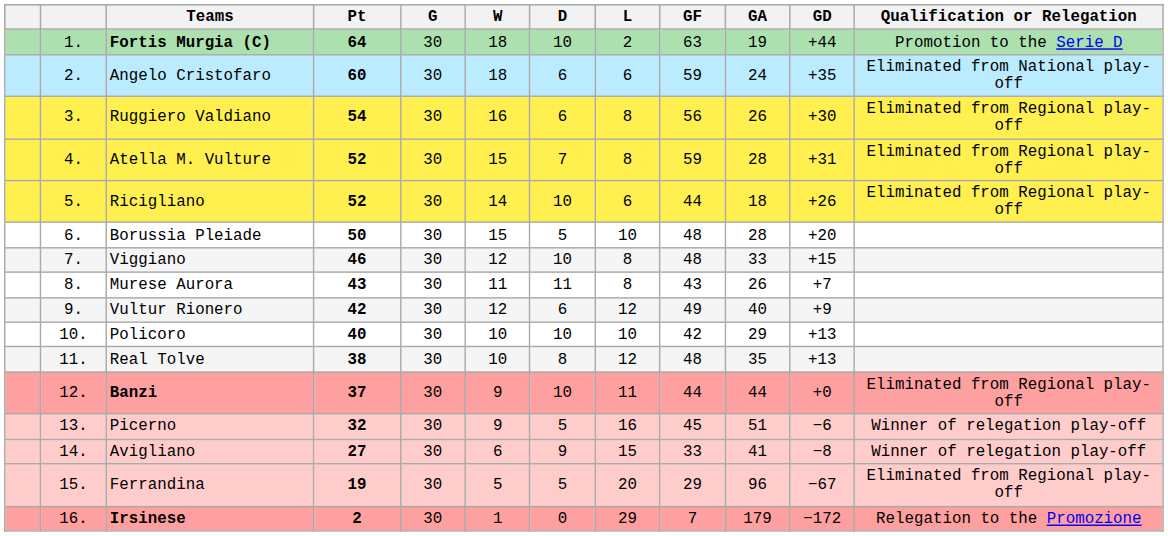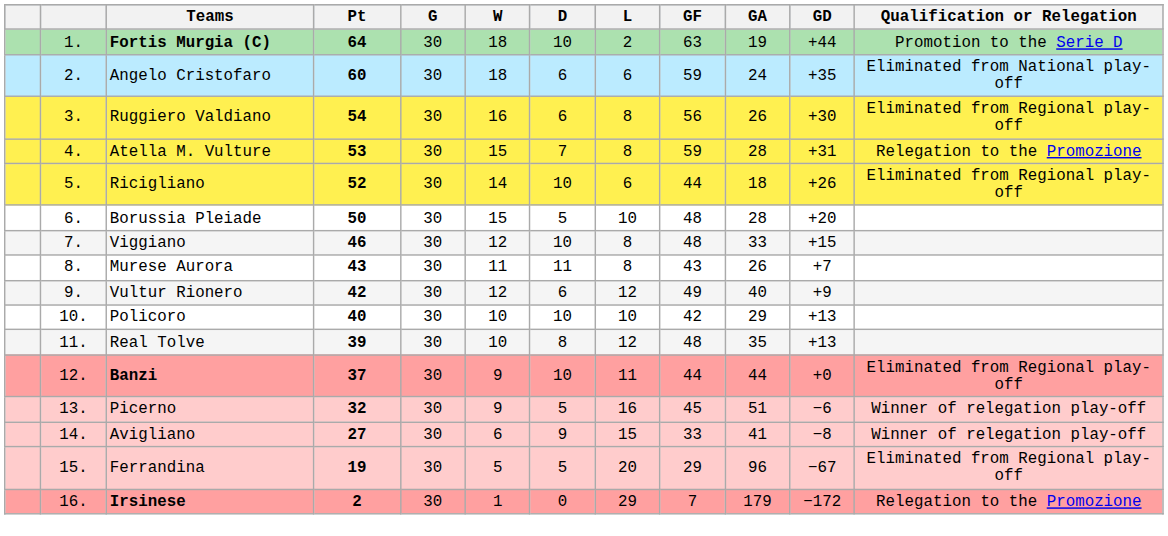(357, 160) 52 -> (357, 151) 53
(1009, 160) Eliminated from Regional play-off -> (1009, 151) Relegation to the Promozione
(357, 360) 38 -> (357, 342) 39
